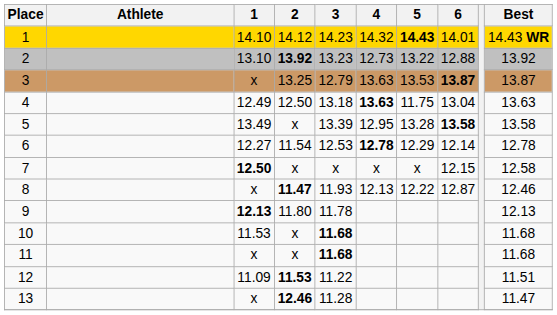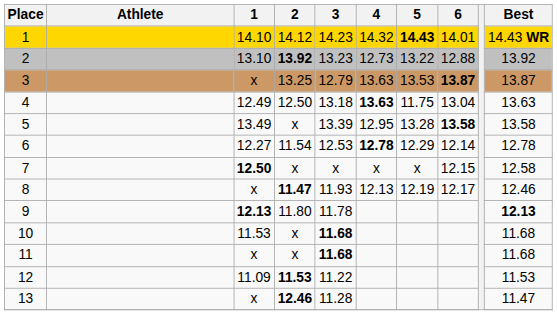(417, 189) 12.22 -> (417, 189) 12.19
(458, 189) 12.87 -> (458, 189) 12.17
(518, 211) normal -> (518, 211) bold
(518, 277) 11.51 -> (518, 277) 11.53
